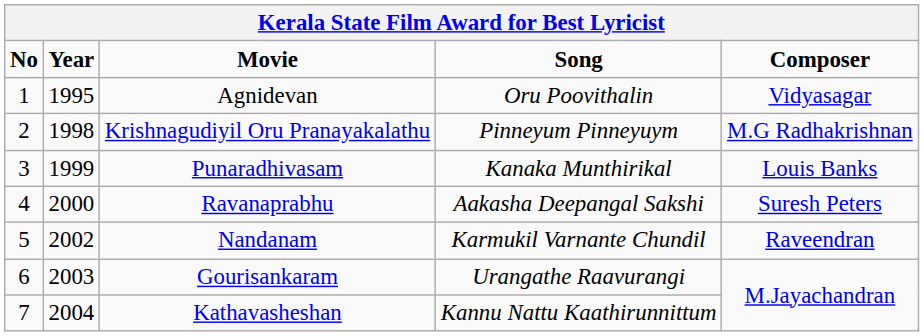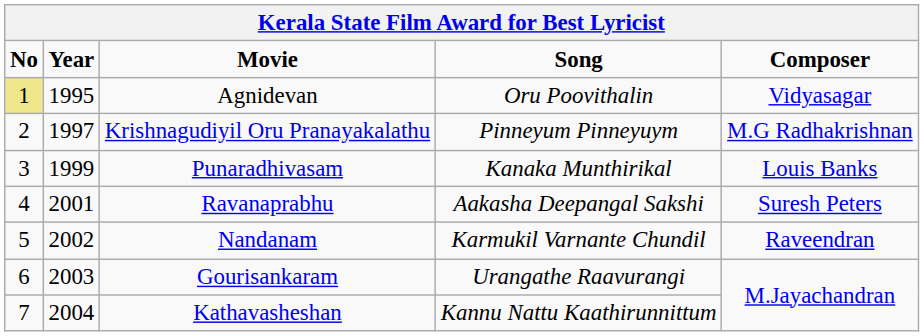(24, 95) no background -> (24, 95) khaki background
(71, 131) 1998 -> (71, 131) 1997
(71, 204) 2000 -> (71, 204) 2001
